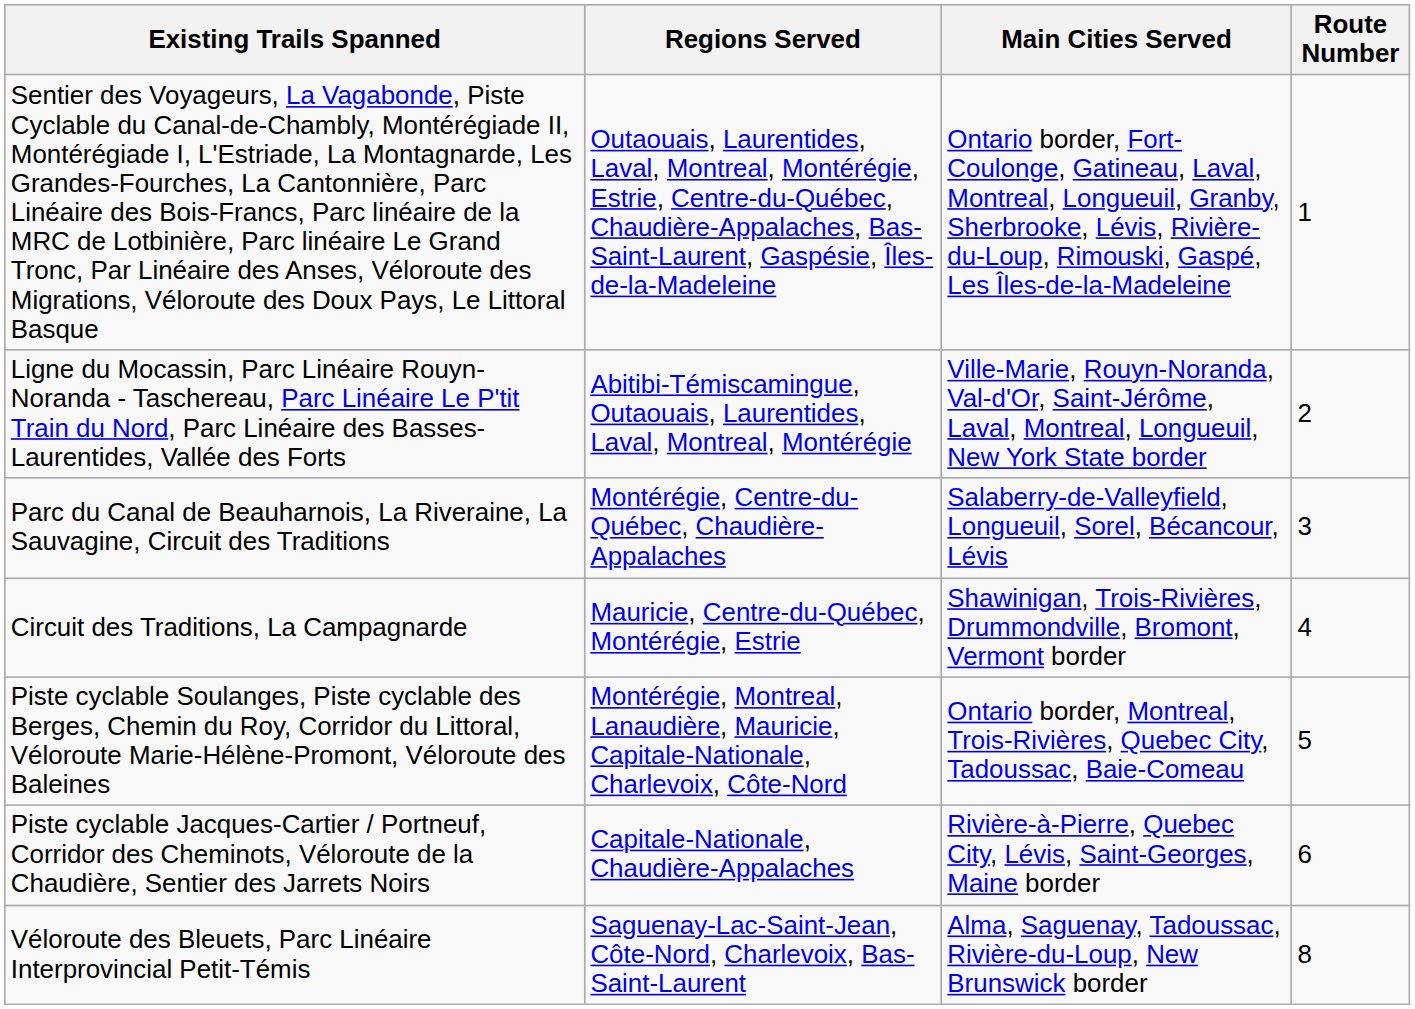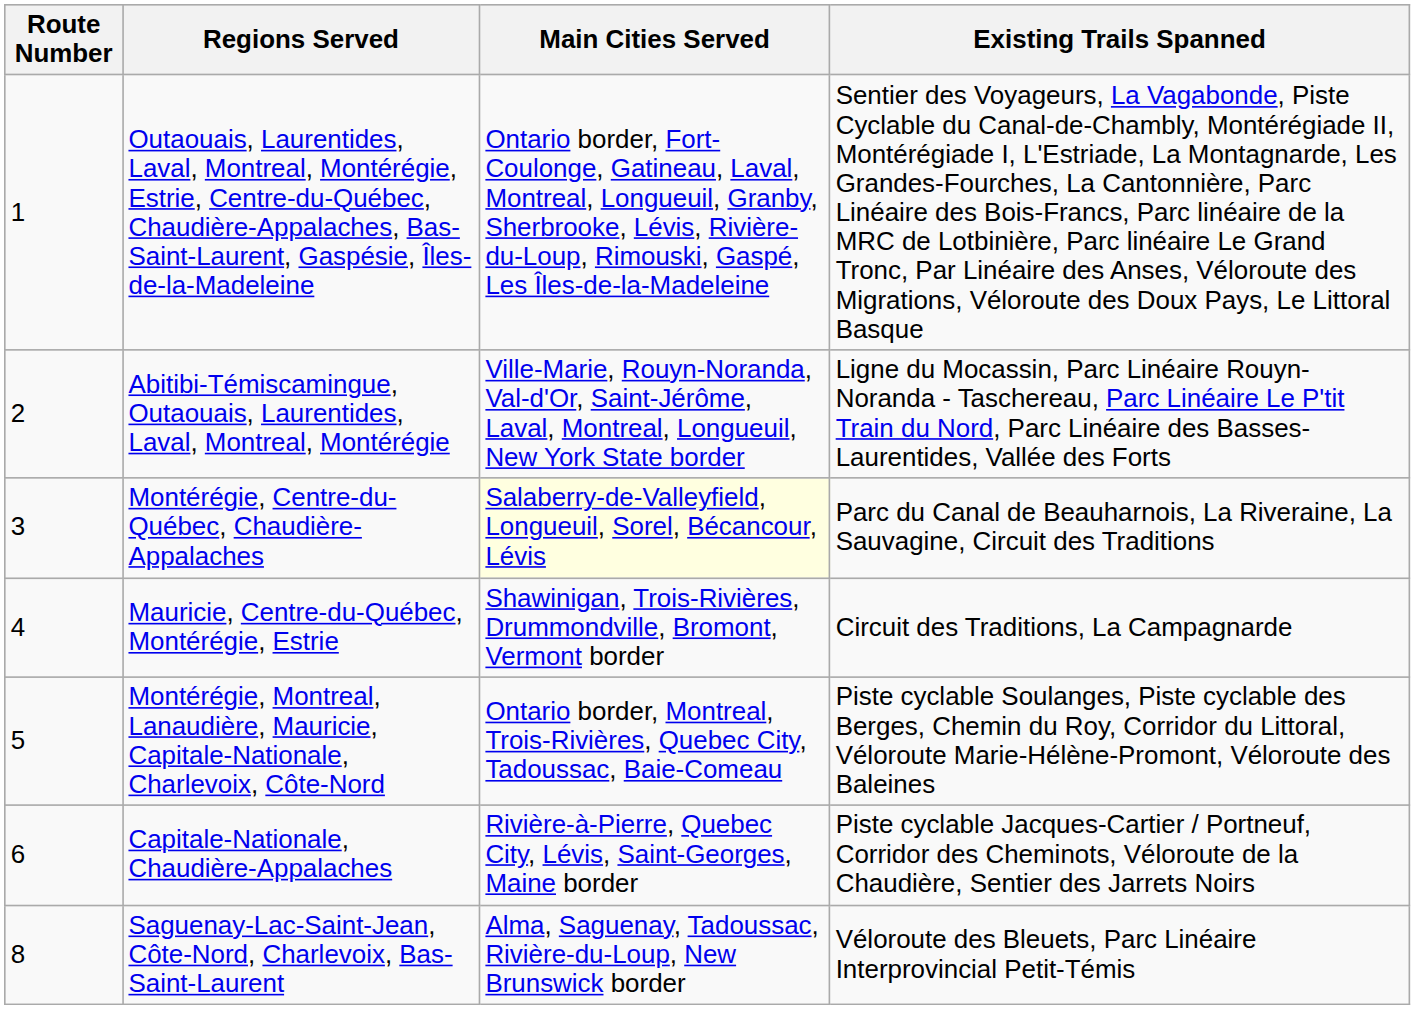columns swapped: (1350, 39) <-> (295, 39)
(1113, 527) no background -> (651, 527) lightyellow background
